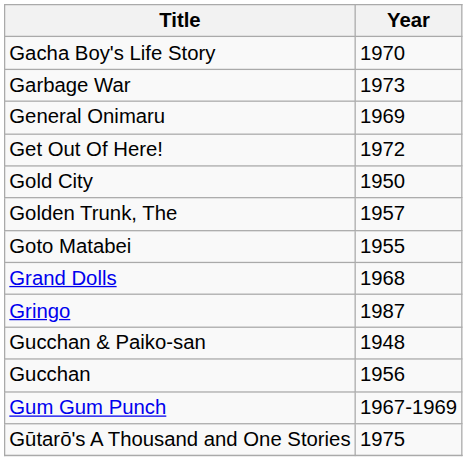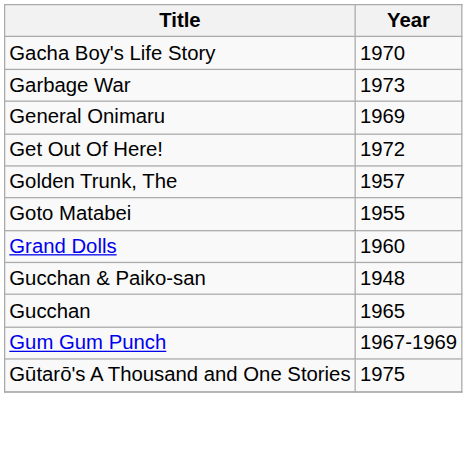- row: (51, 181)
(383, 278) 1968 -> (383, 246) 1960
- row: (40, 310)
(383, 375) 1956 -> (383, 310) 1965
